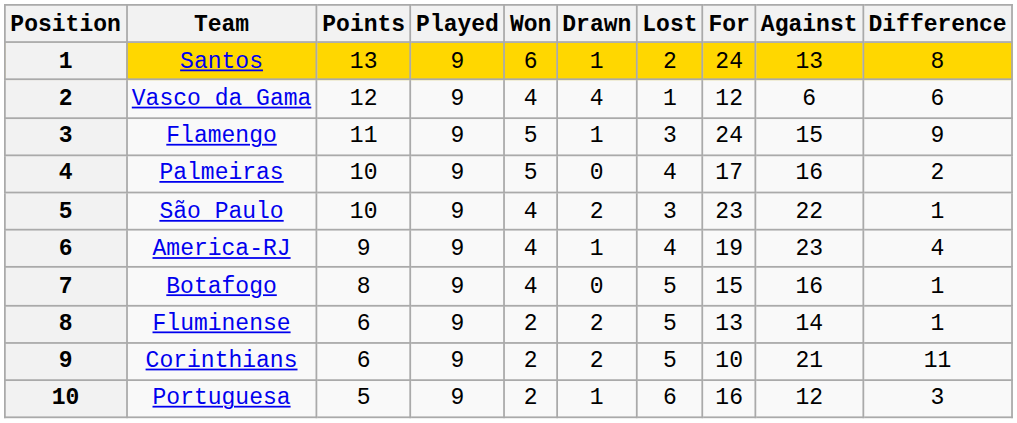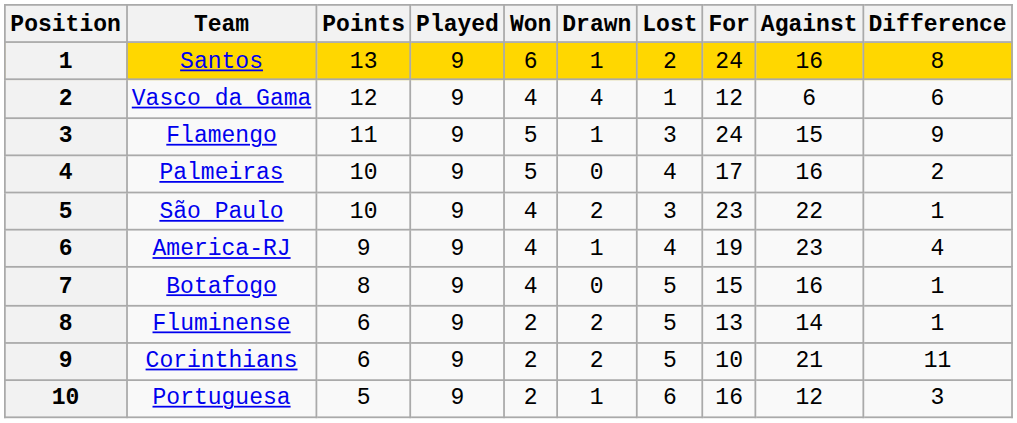(809, 61) 13 -> (809, 61) 16
